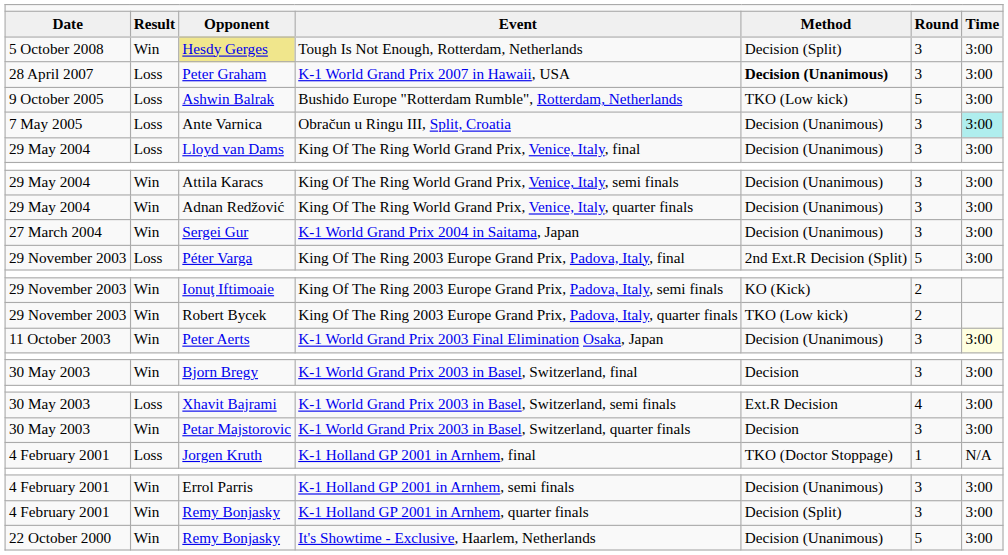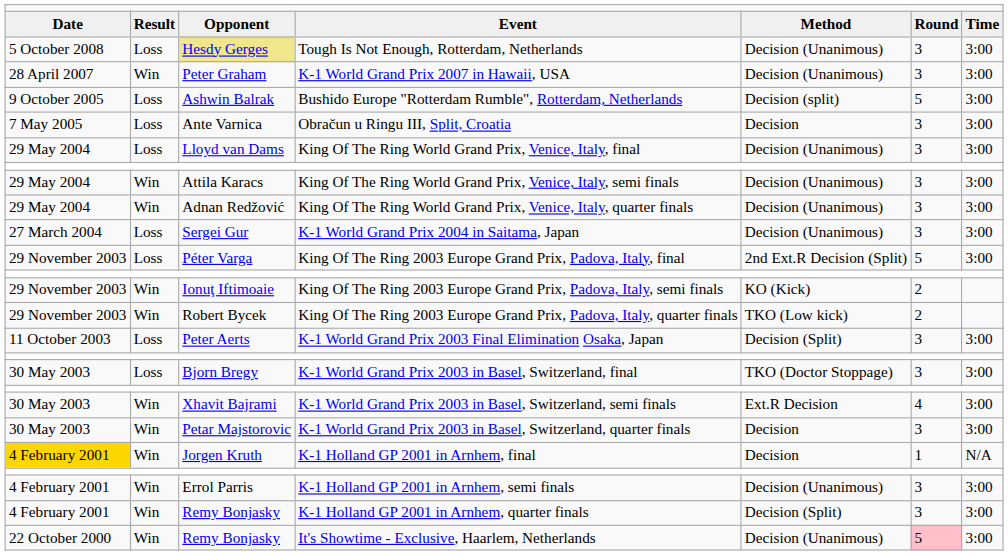(146, 49) Win -> (148, 49) Loss
(793, 49) Decision (Split) -> (814, 49) Decision (Unanimous)
(148, 74) Loss -> (146, 74) Win
(816, 74) bold -> (814, 74) normal
(796, 99) TKO (Low kick) -> (792, 99) Decision (split)
(814, 124) Decision (Unanimous) -> (772, 124) Decision
(979, 124) paleturquoise background -> (979, 124) no background
(146, 232) Win -> (148, 232) Loss
(146, 340) Win -> (148, 340) Loss
(814, 340) Decision (Unanimous) -> (793, 340) Decision (Split)
(979, 340) lightyellow background -> (979, 340) no background
(146, 372) Win -> (148, 372) Loss
(772, 372) Decision -> (819, 372) TKO (Doctor Stoppage)
(148, 404) Loss -> (146, 404) Win
(59, 455) no background -> (59, 455) gold background
(148, 455) Loss -> (146, 455) Win
(819, 455) TKO (Doctor Stoppage) -> (772, 455) Decision
(918, 537) no background -> (918, 537) pink background
